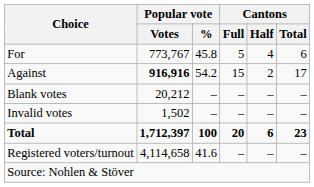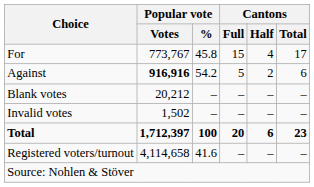(241, 53) 5 -> (238, 53) 15
(304, 53) 6 -> (300, 53) 17
(238, 73) 15 -> (241, 73) 5
(300, 73) 17 -> (304, 73) 6
